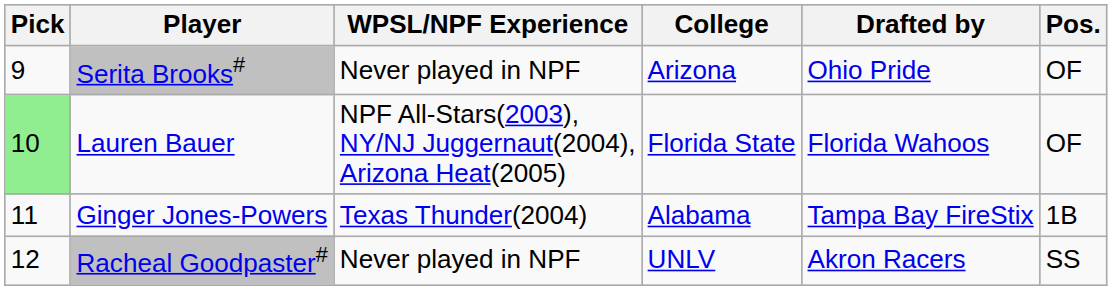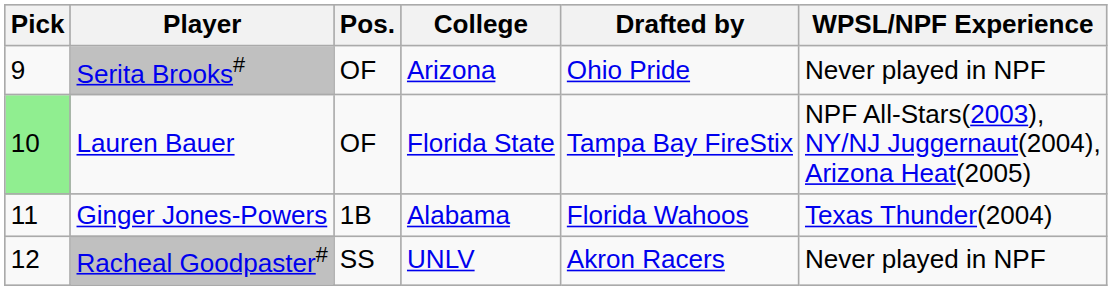columns swapped: (1073, 25) <-> (488, 25)
(898, 144) Florida Wahoos -> (680, 144) Tampa Bay FireStix
(921, 214) Tampa Bay FireStix -> (658, 214) Florida Wahoos
